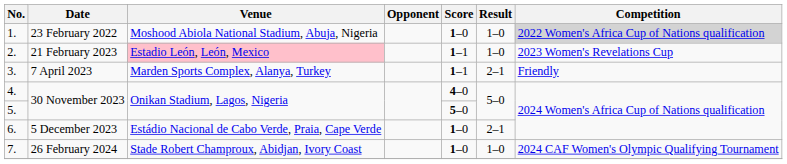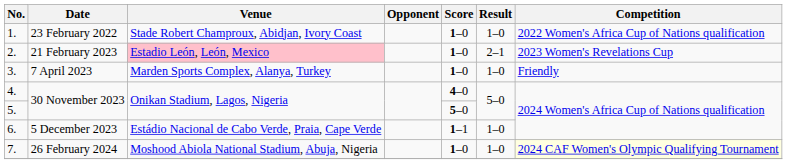(254, 33) Moshood Abiola National Stadium, Abuja, Nigeria -> (246, 33) Stade Robert Champroux, Abidjan, Ivory Coast
(641, 33) lightgrey background -> (641, 33) no background
(459, 52) 1–1 -> (459, 52) 1–0
(496, 52) 1–0 -> (496, 52) 2–1
(459, 71) 1–1 -> (459, 71) 1–0
(496, 71) 2–1 -> (496, 71) 1–0
(459, 129) 1–0 -> (459, 129) 1–1
(496, 129) 2–1 -> (496, 129) 1–0
(246, 149) Stade Robert Champroux, Abidjan, Ivory Coast -> (254, 149) Moshood Abiola National Stadium, Abuja, Nigeria
(648, 149) no background -> (648, 149) lightyellow background
